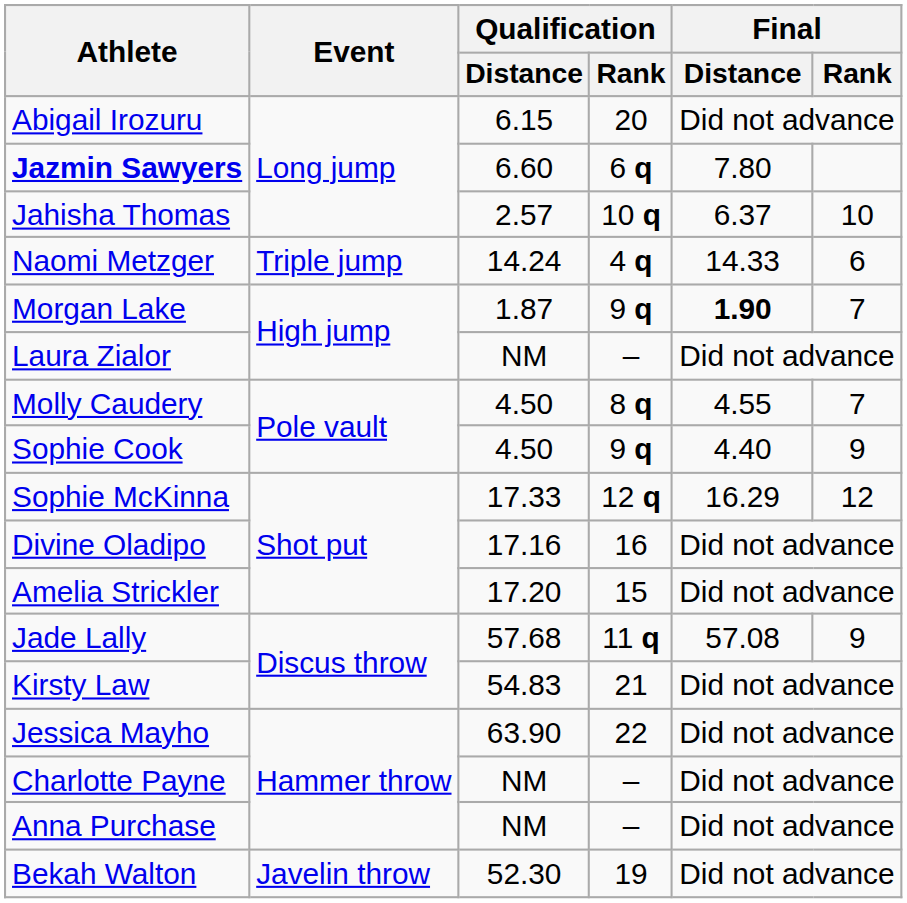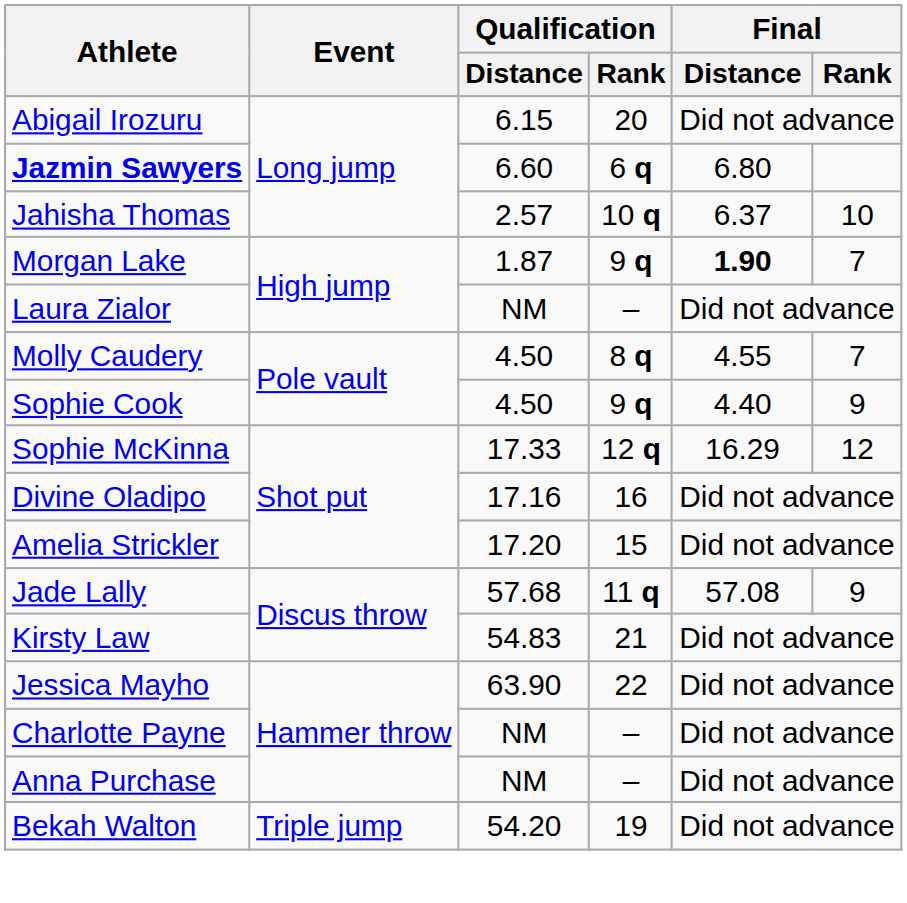(743, 168) 7.80 -> (743, 168) 6.80
- row: (113, 262)
(343, 874) Javelin throw -> (329, 827) Triple jump
(524, 874) 52.30 -> (524, 827) 54.20
